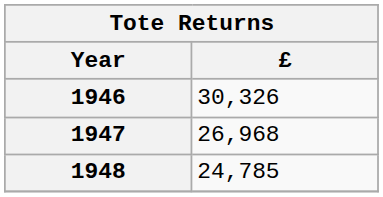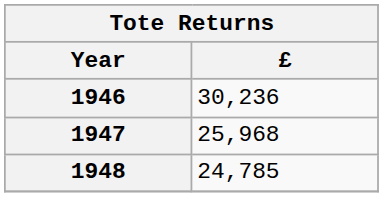(238, 98) 30,326 -> (238, 98) 30,236
(238, 135) 26,968 -> (238, 135) 25,968
